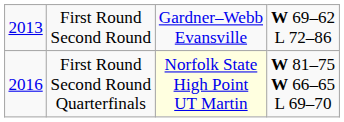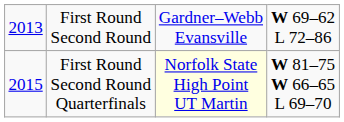(26, 83) 2016 -> (26, 83) 2015
